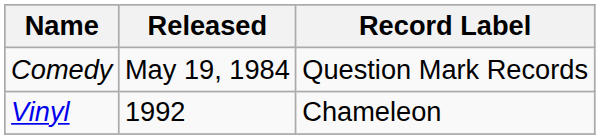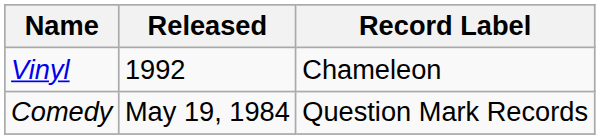rows swapped: (62, 69) <-> (40, 112)
